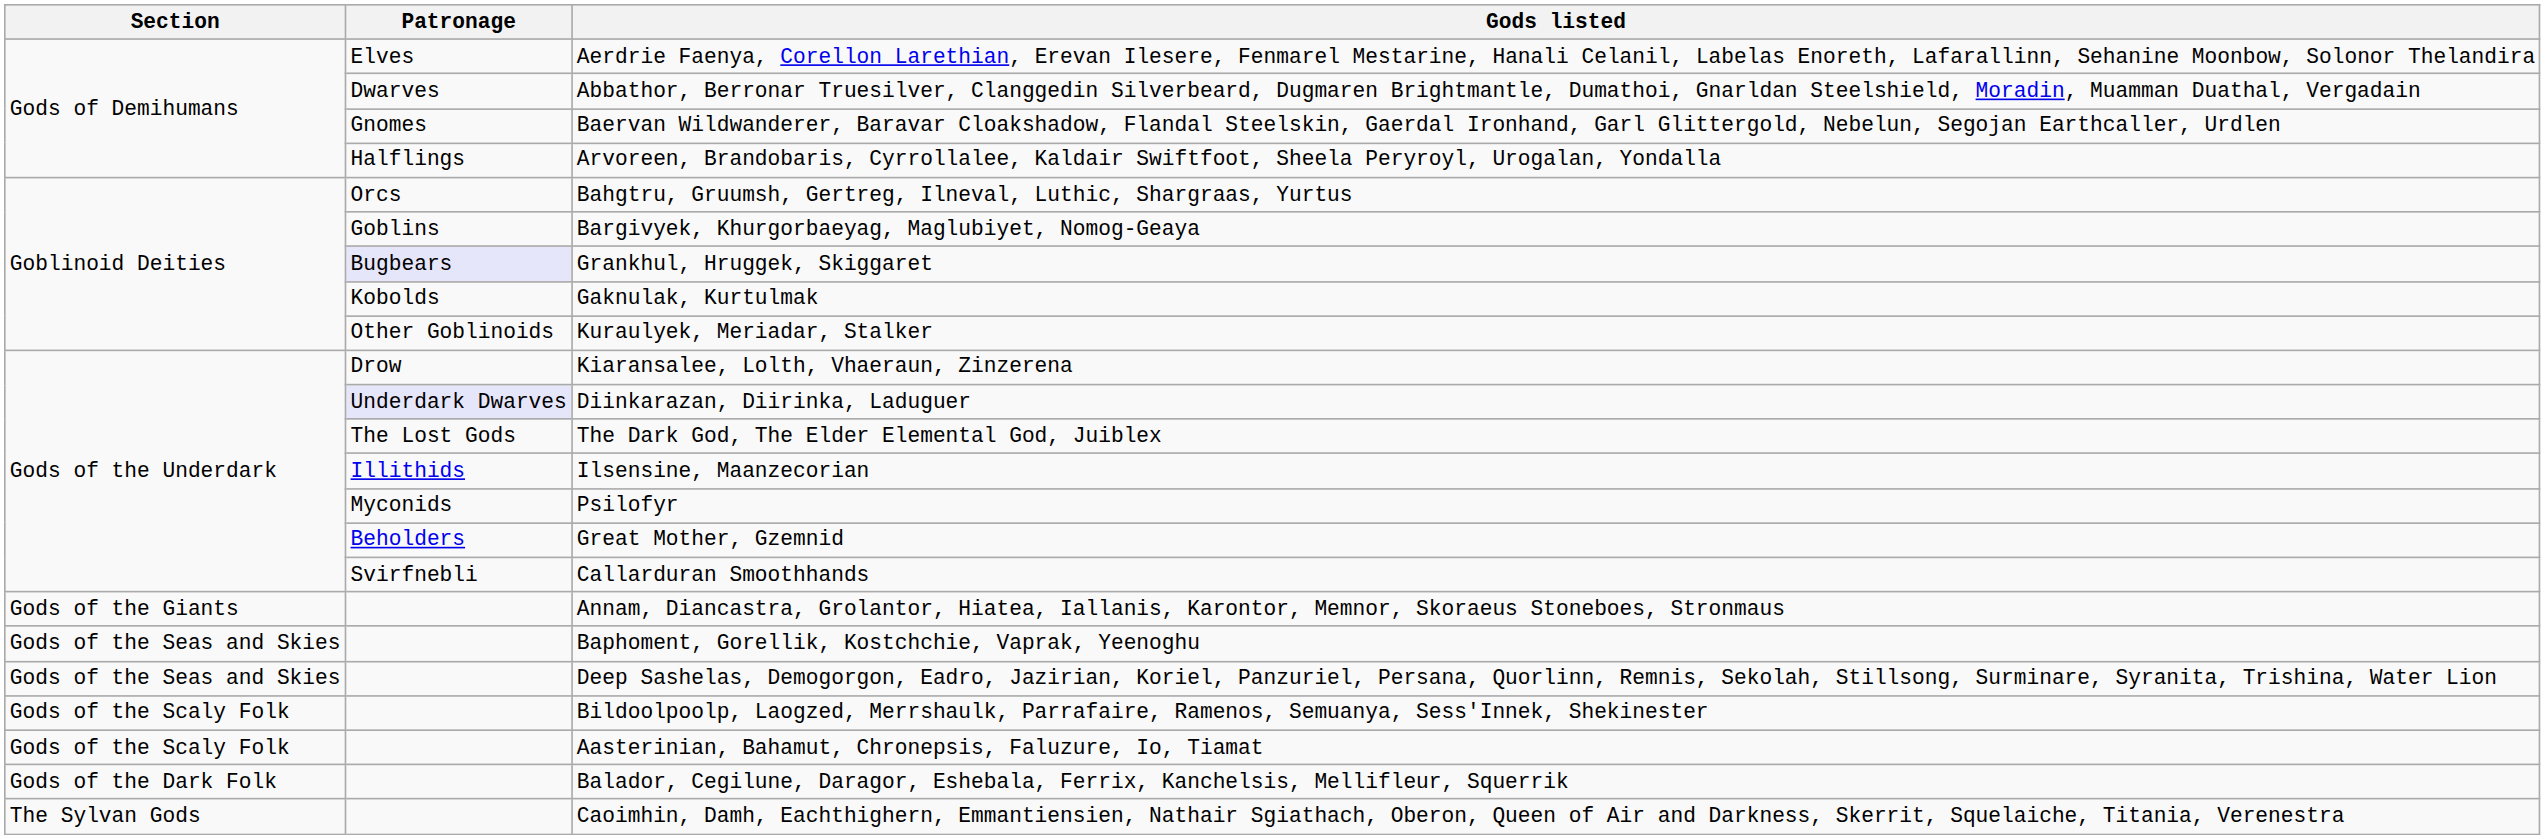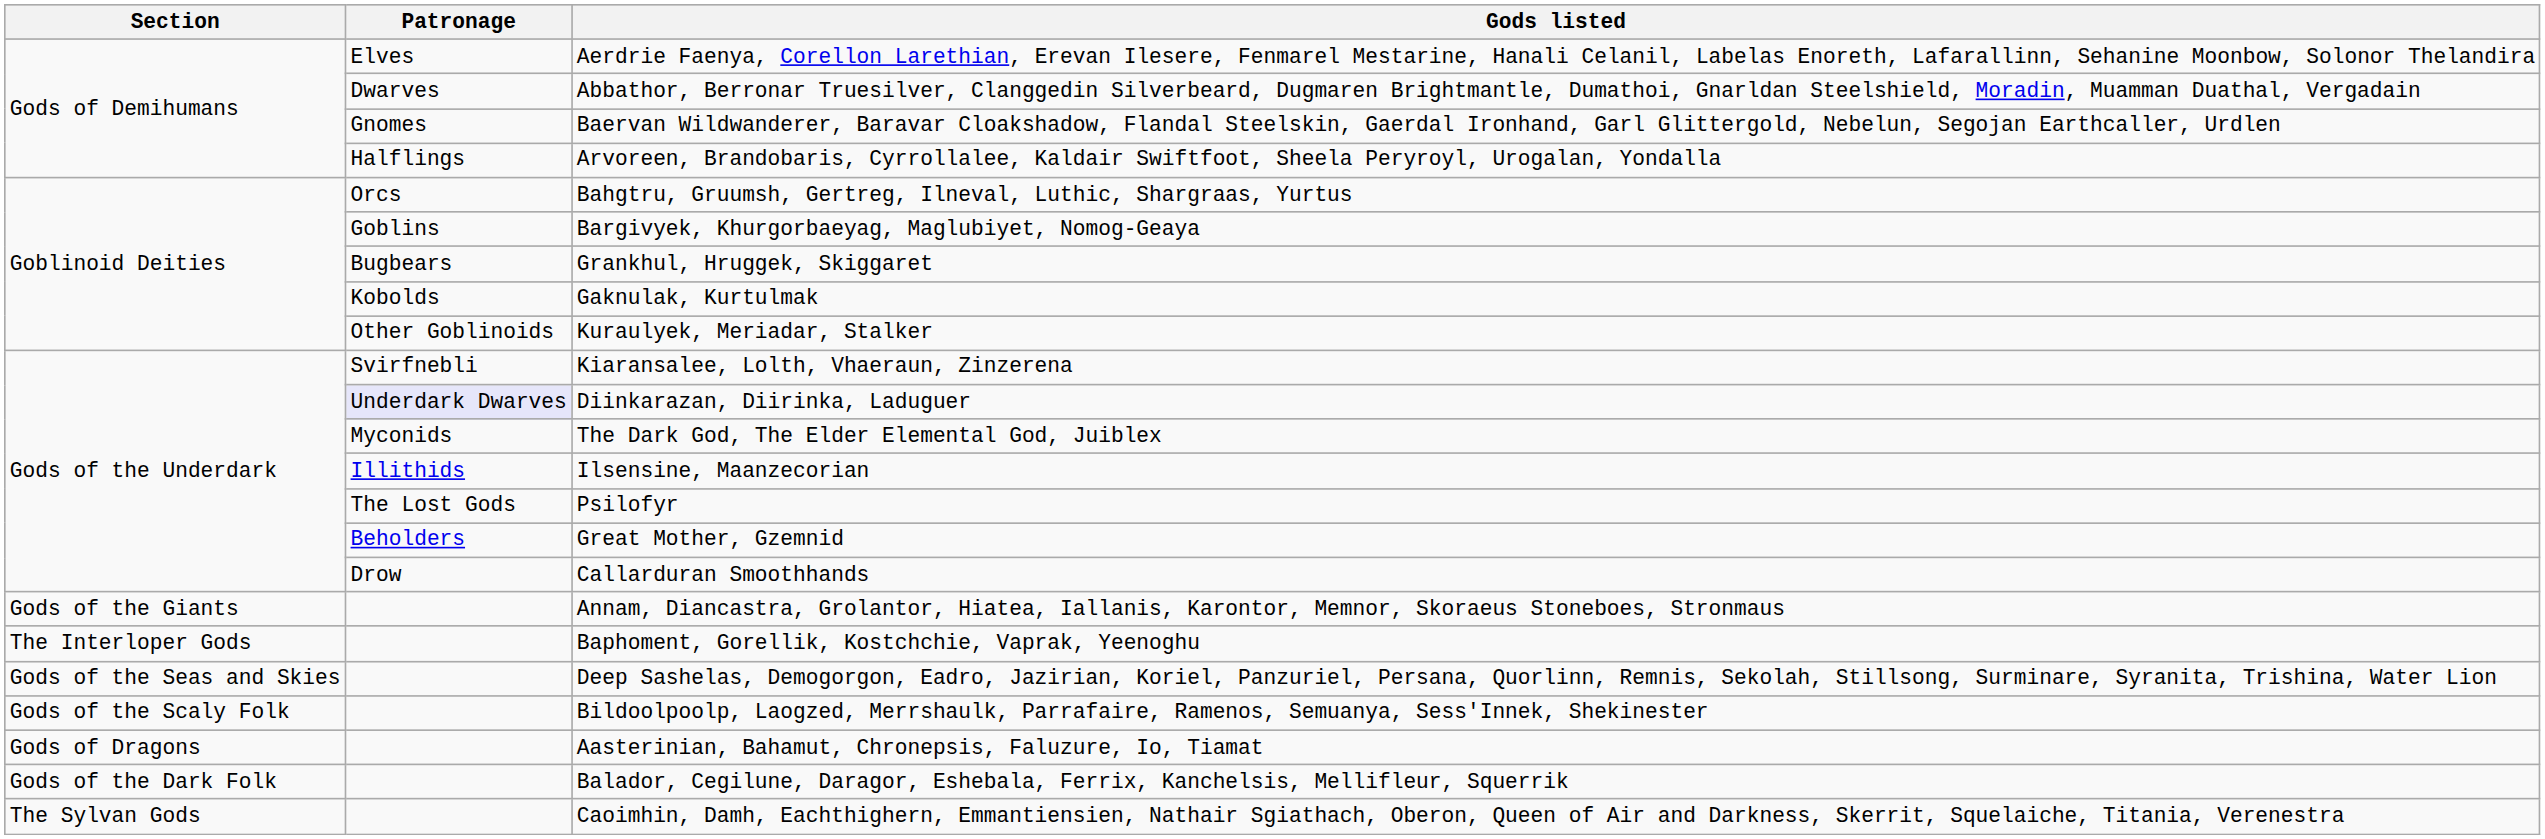(401, 264) lavender background -> (401, 264) no background
(376, 367) Drow -> (414, 367) Svirfnebli
(433, 437) The Lost Gods -> (401, 437) Myconids
(401, 506) Myconids -> (433, 506) The Lost Gods
(414, 575) Svirfnebli -> (376, 575) Drow
(175, 644) Gods of the Seas and Skies -> (131, 644) The Interloper Gods
(150, 747) Gods of the Scaly Folk -> (105, 747) Gods of Dragons
